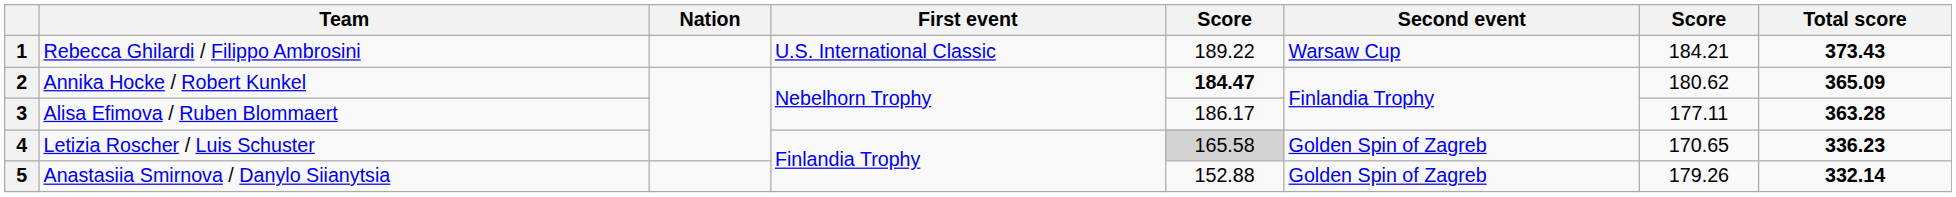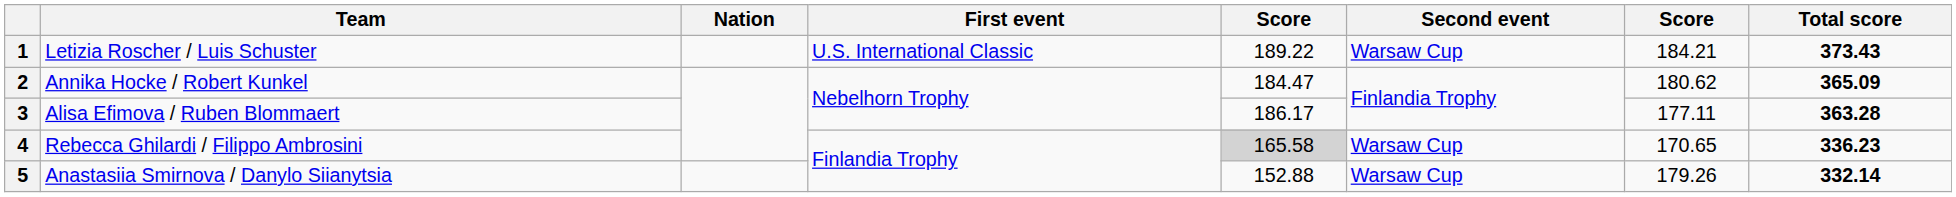(202, 51) Rebecca Ghilardi / Filippo Ambrosini -> (181, 51) Letizia Roscher / Luis Schuster
(1225, 82) bold -> (1284, 82) normal
(179, 144) Letizia Roscher / Luis Schuster -> (204, 144) Rebecca Ghilardi / Filippo Ambrosini
(1388, 144) Golden Spin of Zagreb -> (1407, 144) Warsaw Cup
(1388, 176) Golden Spin of Zagreb -> (1407, 176) Warsaw Cup
